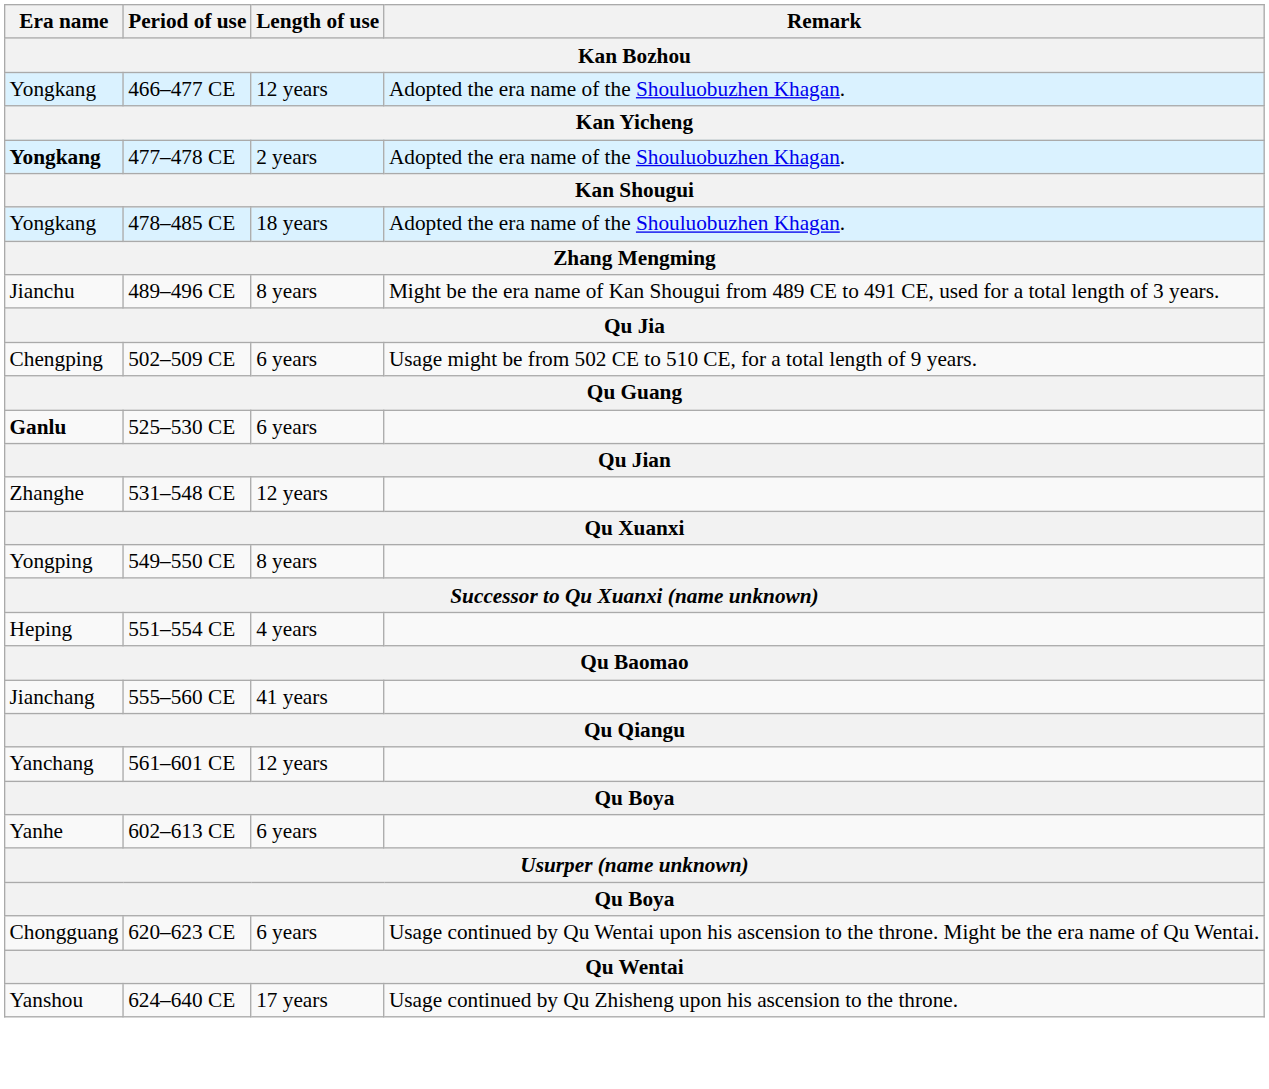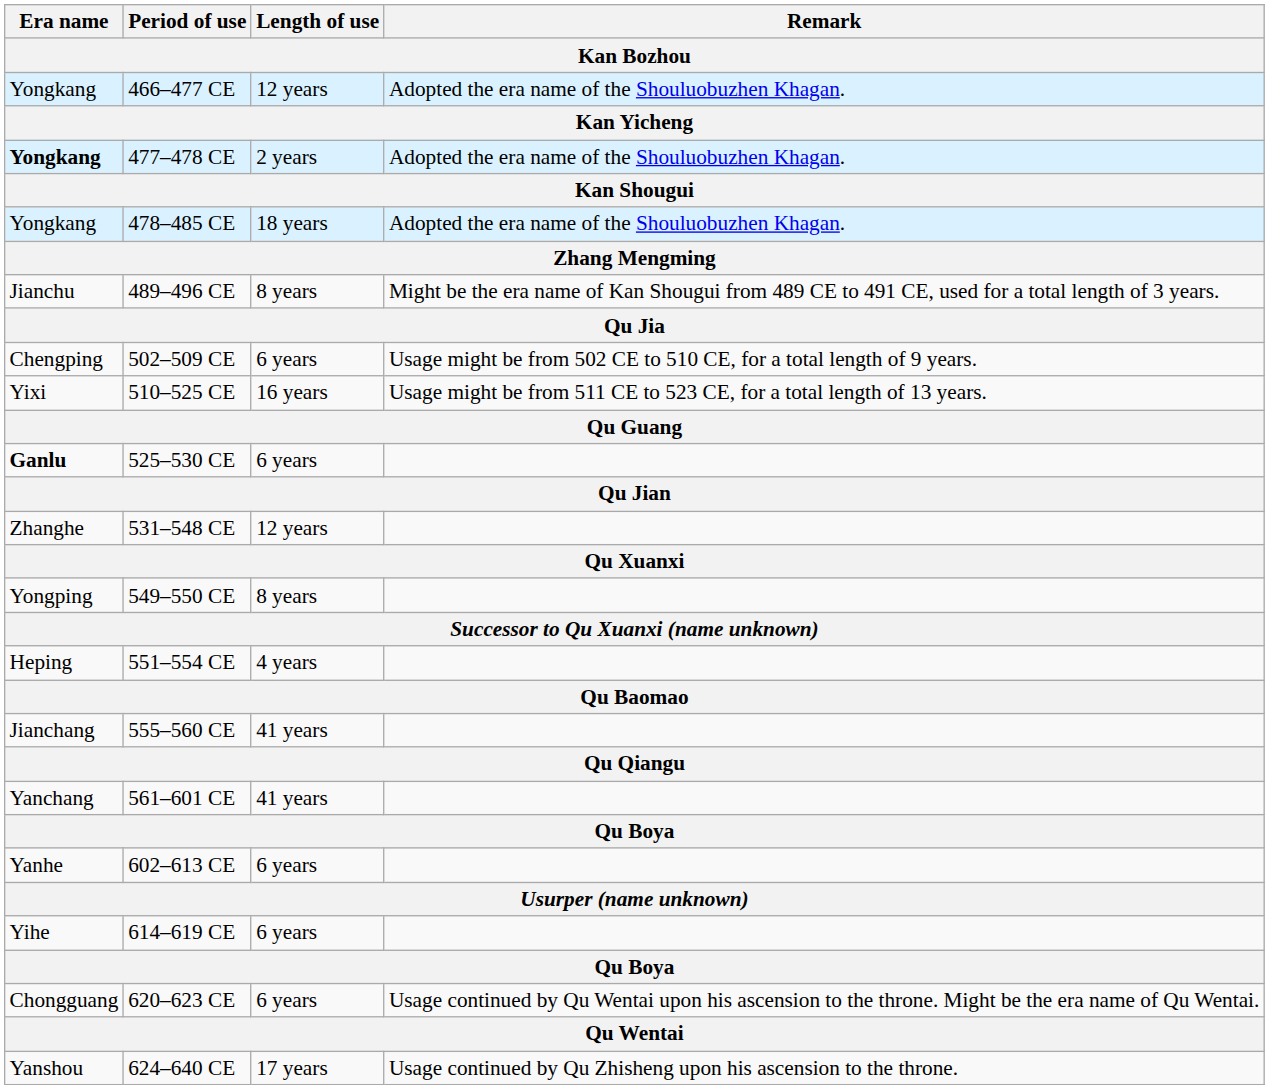+ row: (182, 392)
(292, 763) 12 years -> (292, 797) 41 years
+ row: (182, 932)
